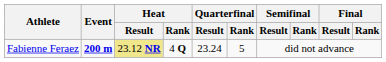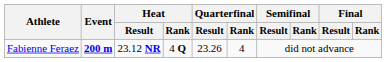(139, 49) khaki background -> (139, 49) no background
(210, 49) 23.24 -> (210, 49) 23.26
(242, 49) 5 -> (242, 49) 4
